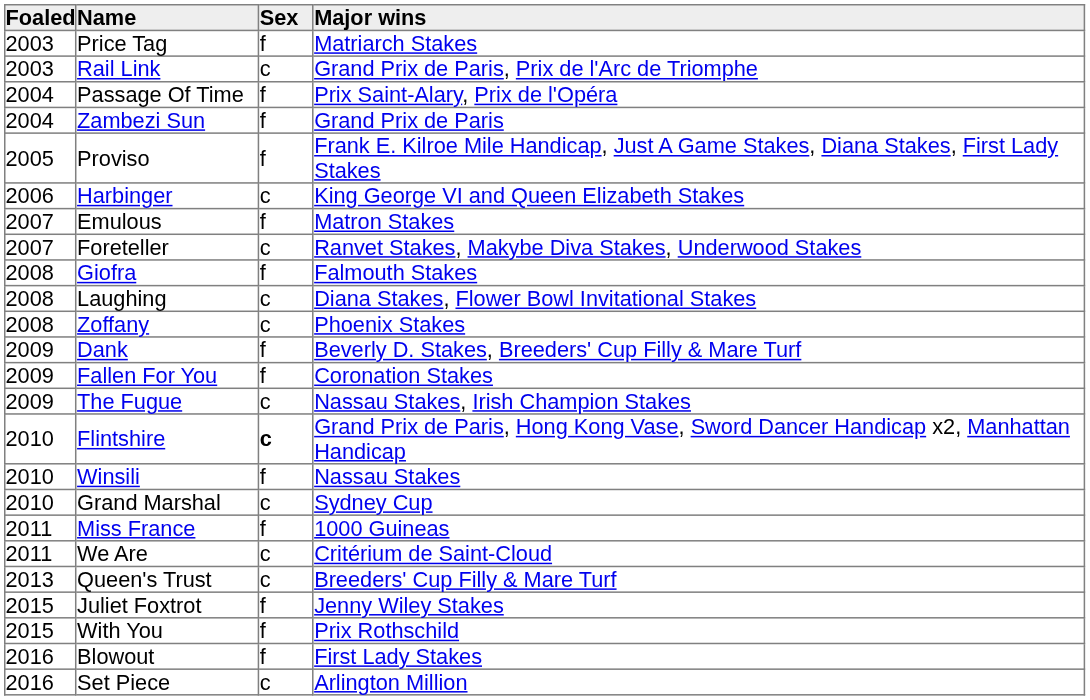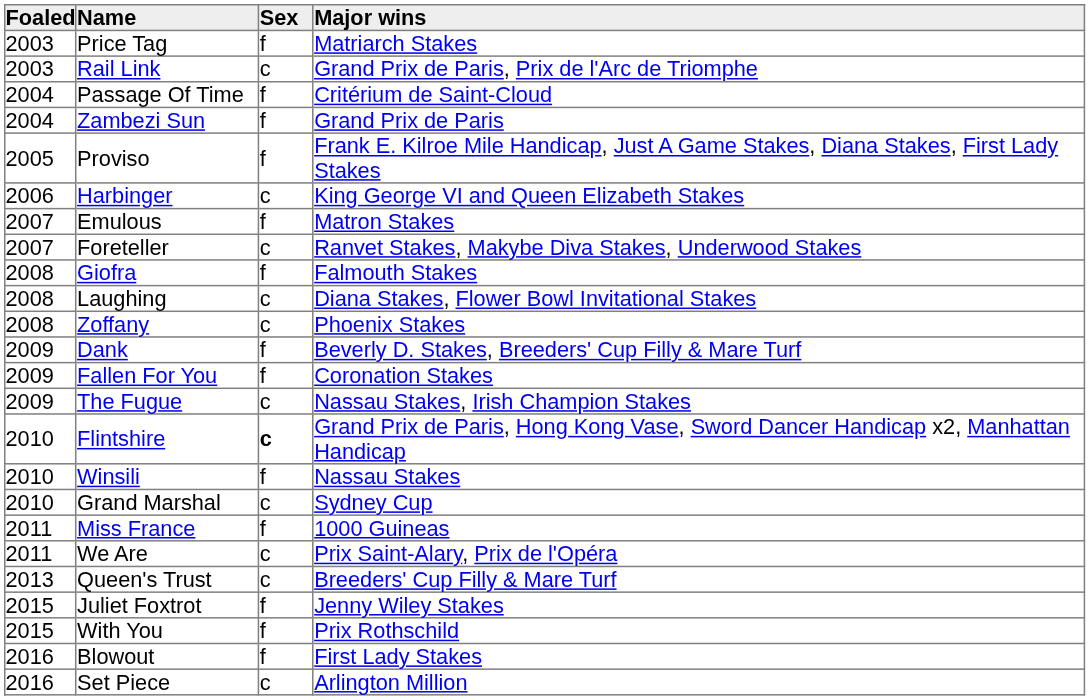(466, 95) Prix Saint-Alary, Prix de l'Opéra -> (433, 95) Critérium de Saint-Cloud
(433, 554) Critérium de Saint-Cloud -> (466, 554) Prix Saint-Alary, Prix de l'Opéra
